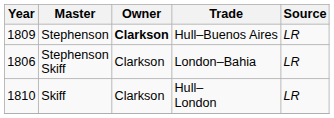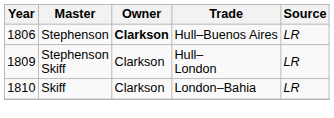(21, 34) 1809 -> (21, 34) 1806
(21, 61) 1806 -> (21, 61) 1809
(215, 61) London–Bahia -> (196, 61) Hull– London
(196, 95) Hull– London -> (215, 88) London–Bahia
